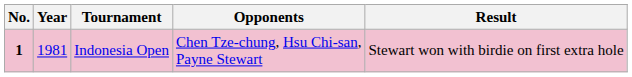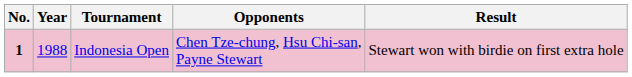(52, 50) 1981 -> (52, 50) 1988
